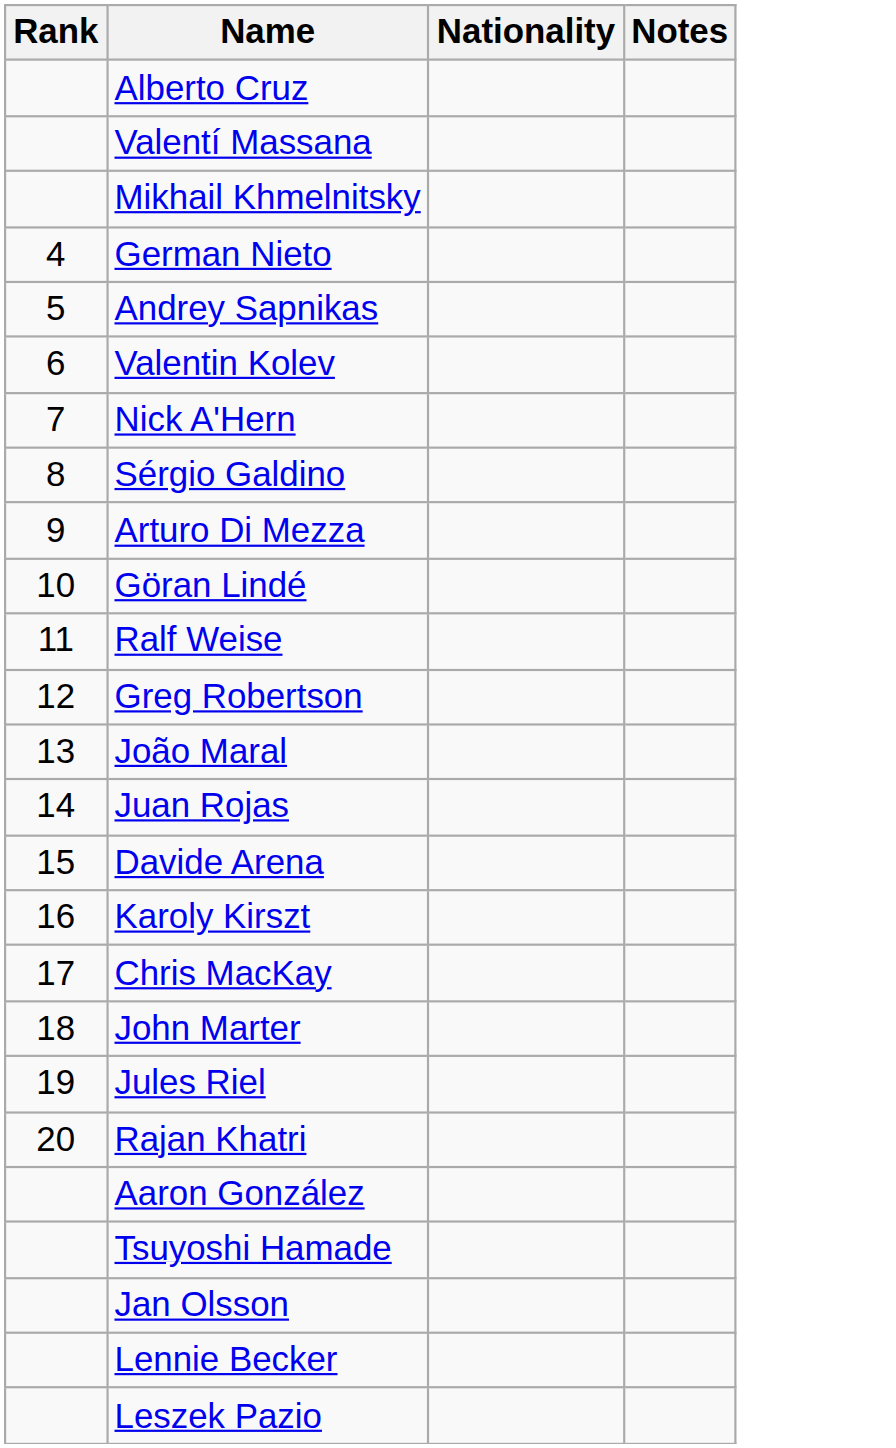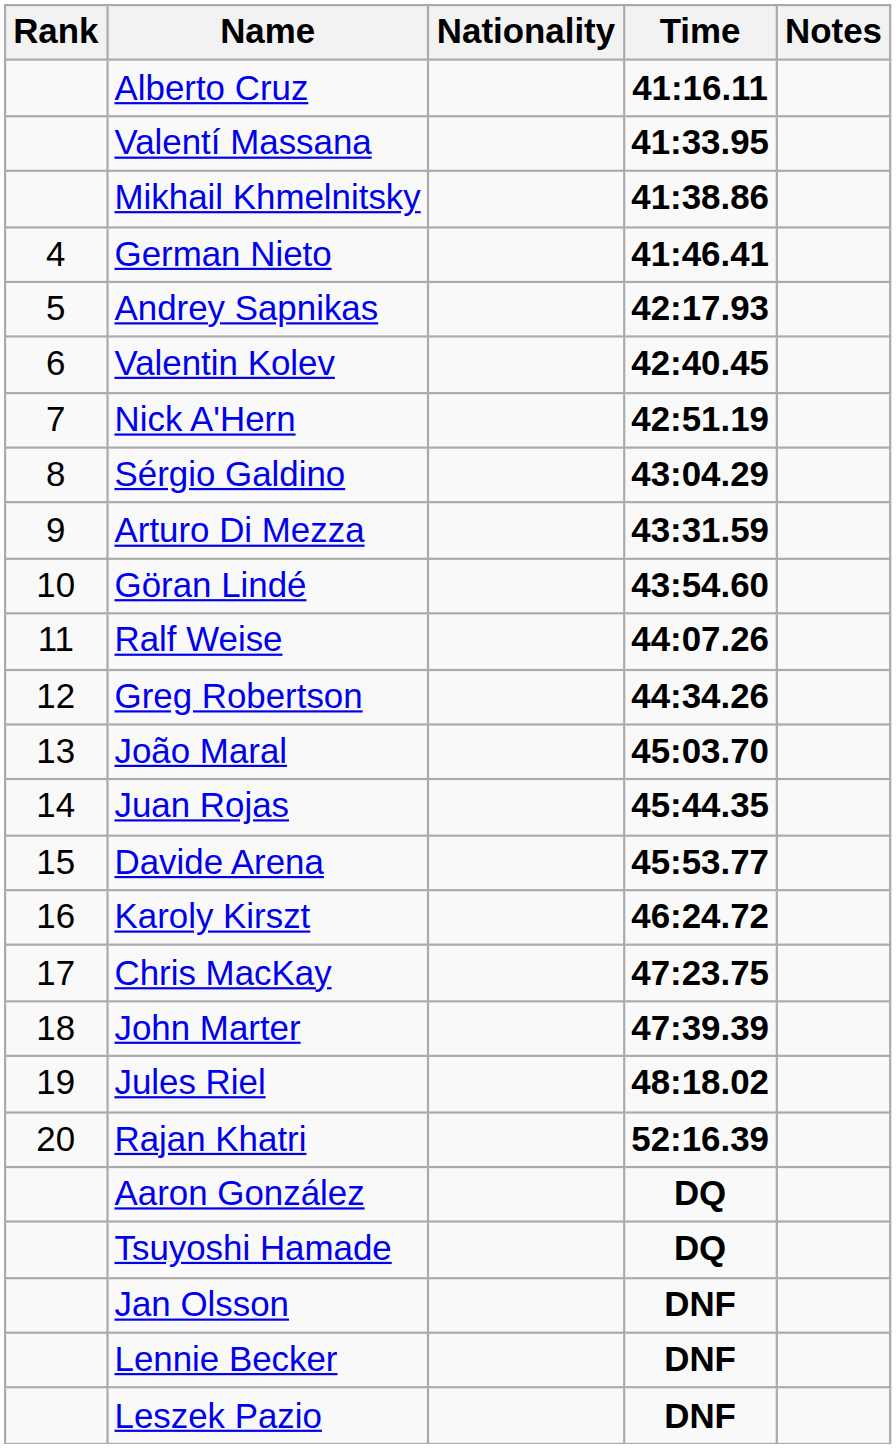+ column: (700, 32)
